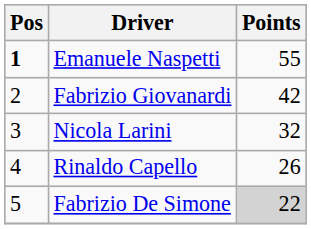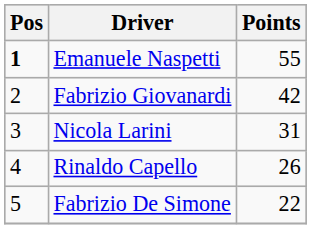(290, 131) 32 -> (290, 131) 31
(290, 204) lightgrey background -> (290, 204) no background
